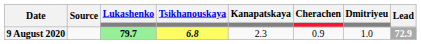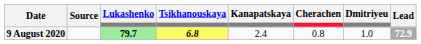(261, 33) 2.3 -> (261, 33) 2.4
(318, 33) 0.9 -> (318, 33) 0.8
